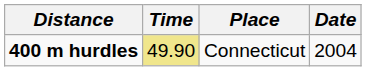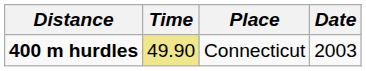(336, 50) 2004 -> (336, 50) 2003
